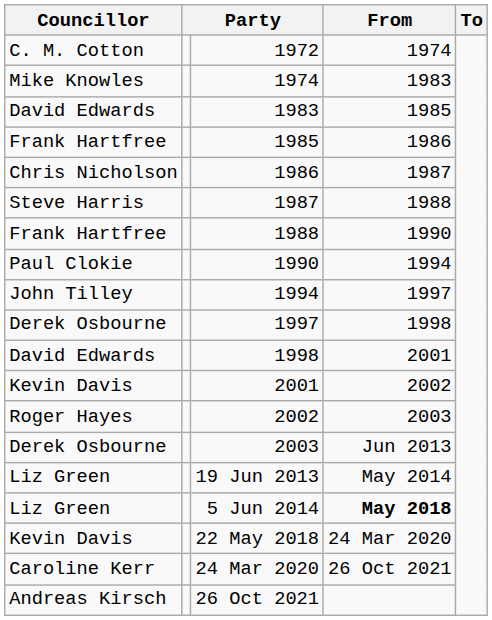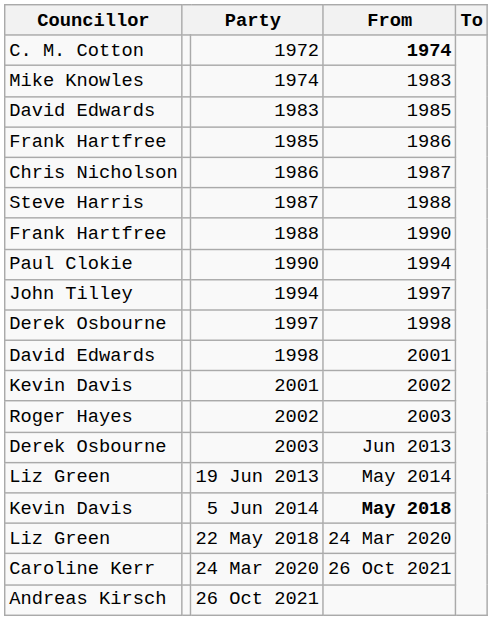(429, 50) normal -> (429, 50) bold
(60, 508) Liz Green -> (71, 508) Kevin Davis
(71, 539) Kevin Davis -> (60, 539) Liz Green
